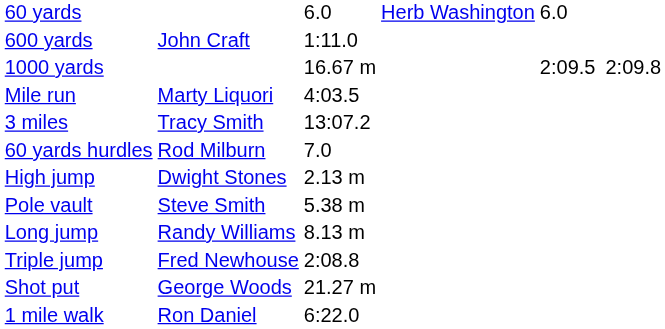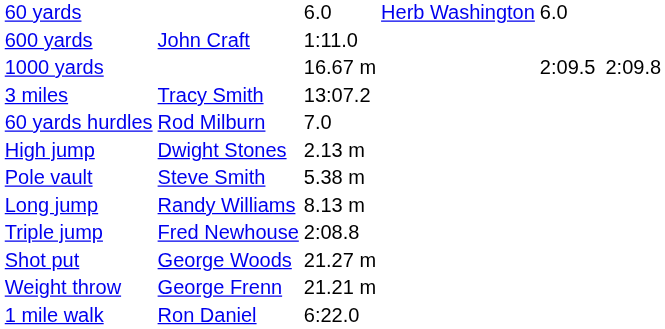- row: (40, 95)
+ row: (63, 287)
